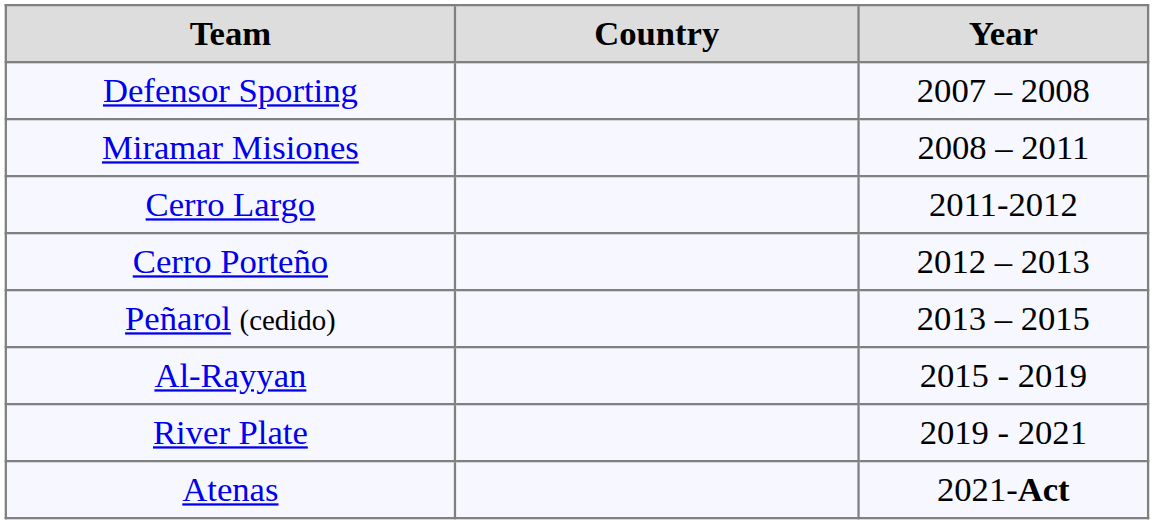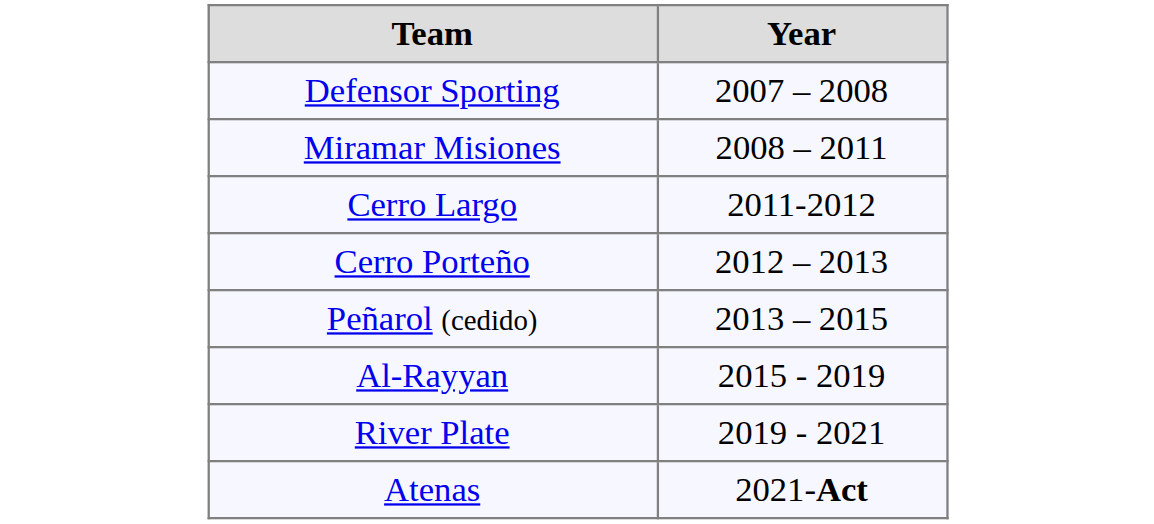- column: (657, 32)
